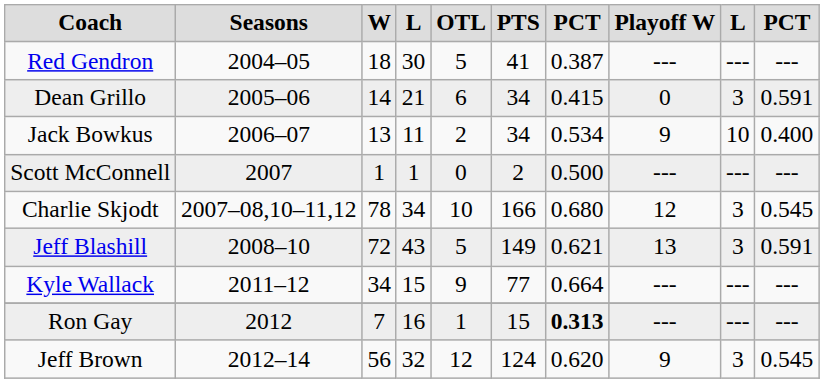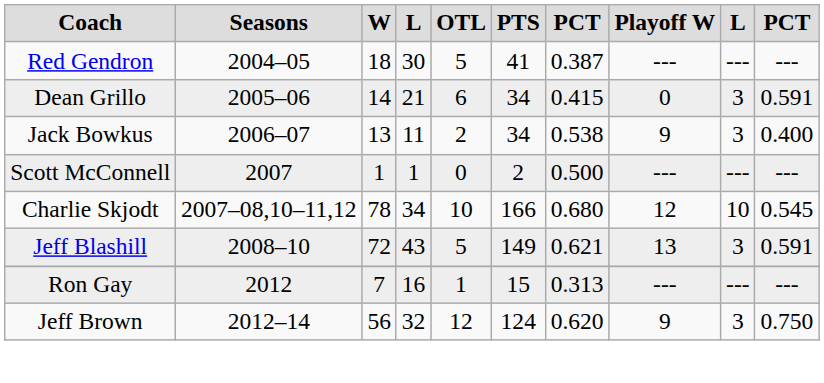(577, 135) 0.534 -> (577, 135) 0.538
(738, 135) 10 -> (738, 135) 3
(738, 209) 3 -> (738, 209) 10
- row: (90, 284)
(577, 321) bold -> (577, 284) normal
(787, 358) 0.545 -> (787, 321) 0.750
